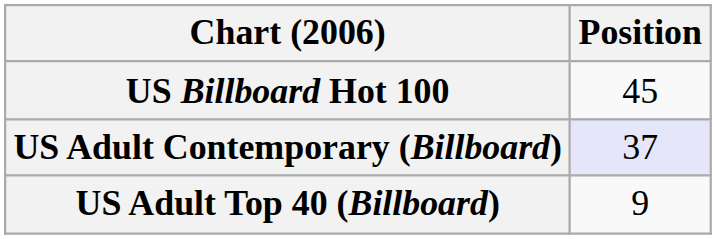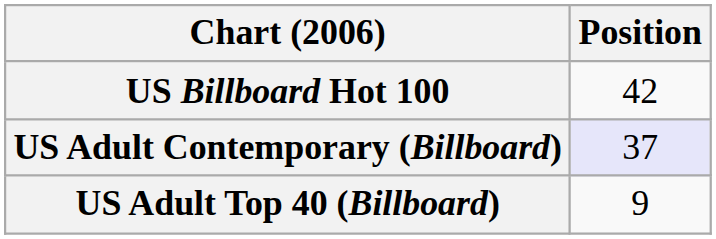(640, 89) 45 -> (640, 89) 42
